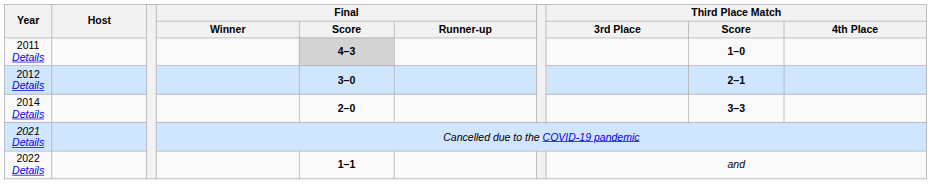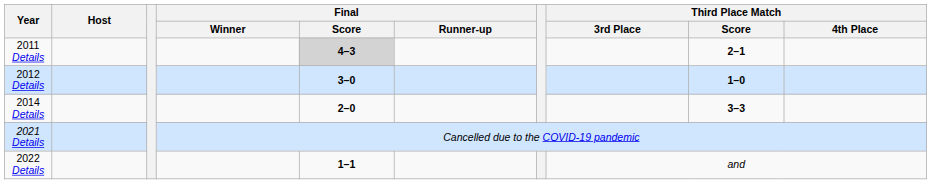(736, 52) 1–0 -> (736, 52) 2–1
(736, 80) 2–1 -> (736, 80) 1–0
